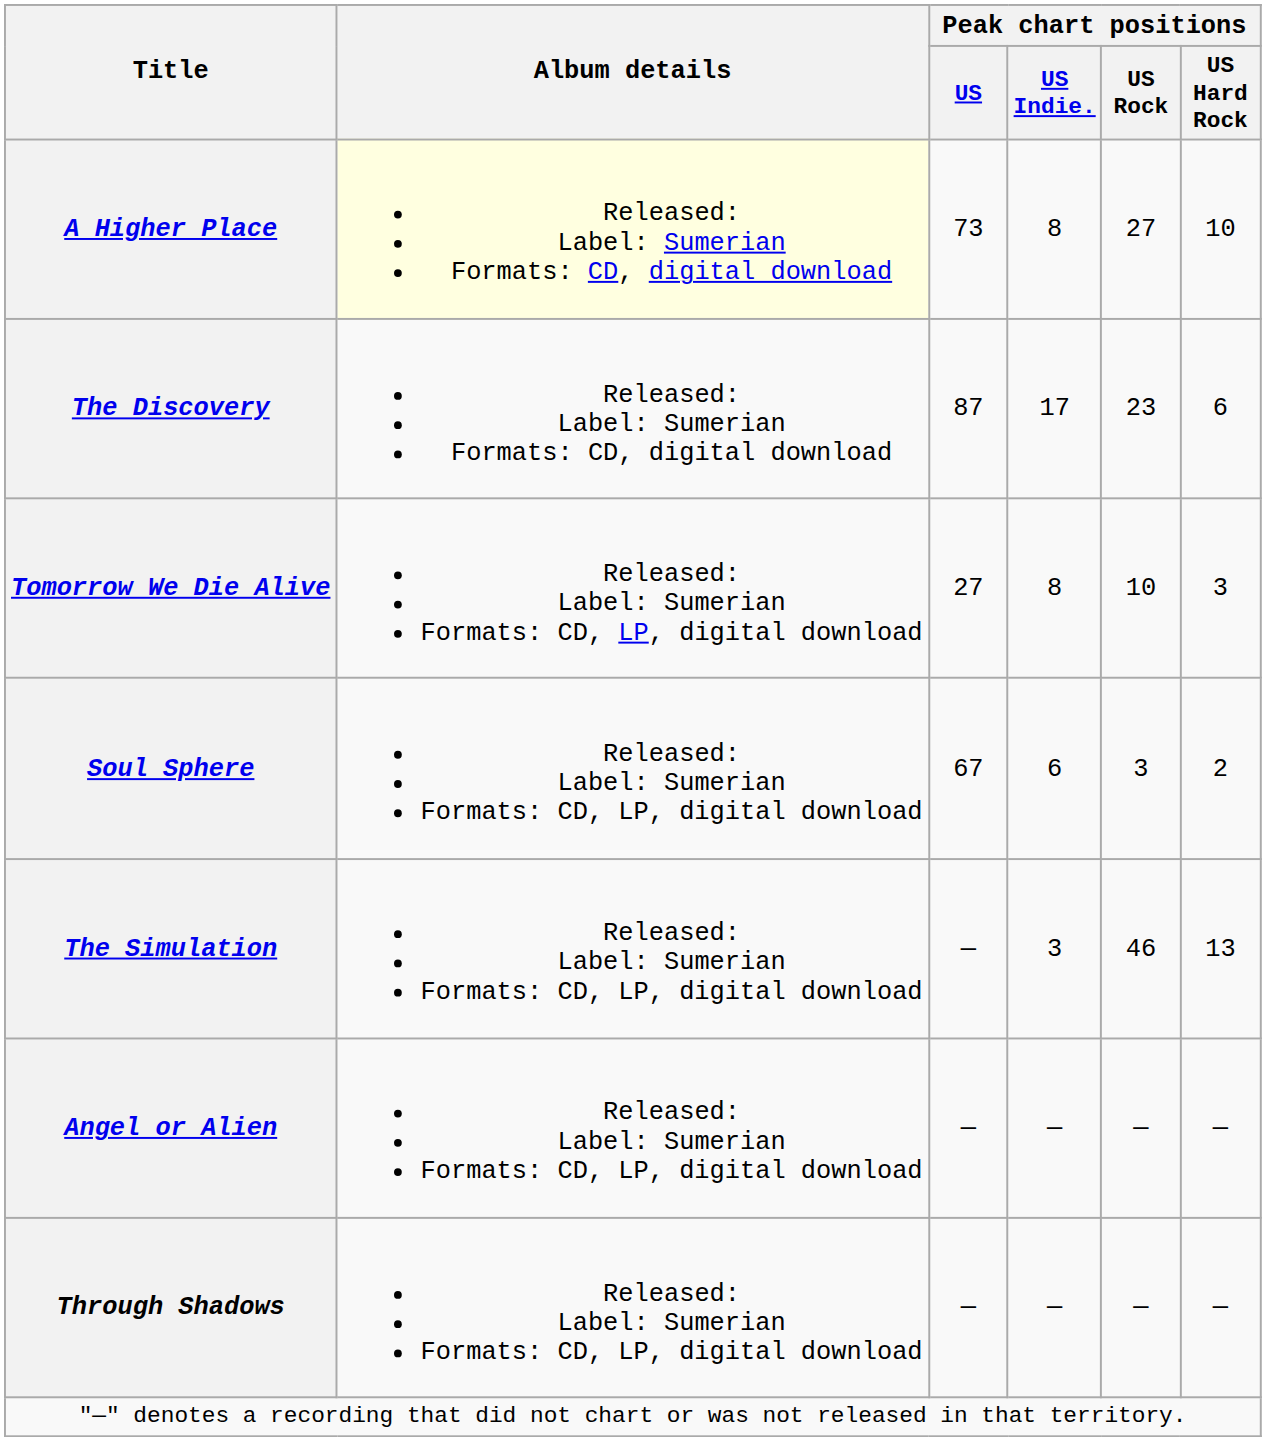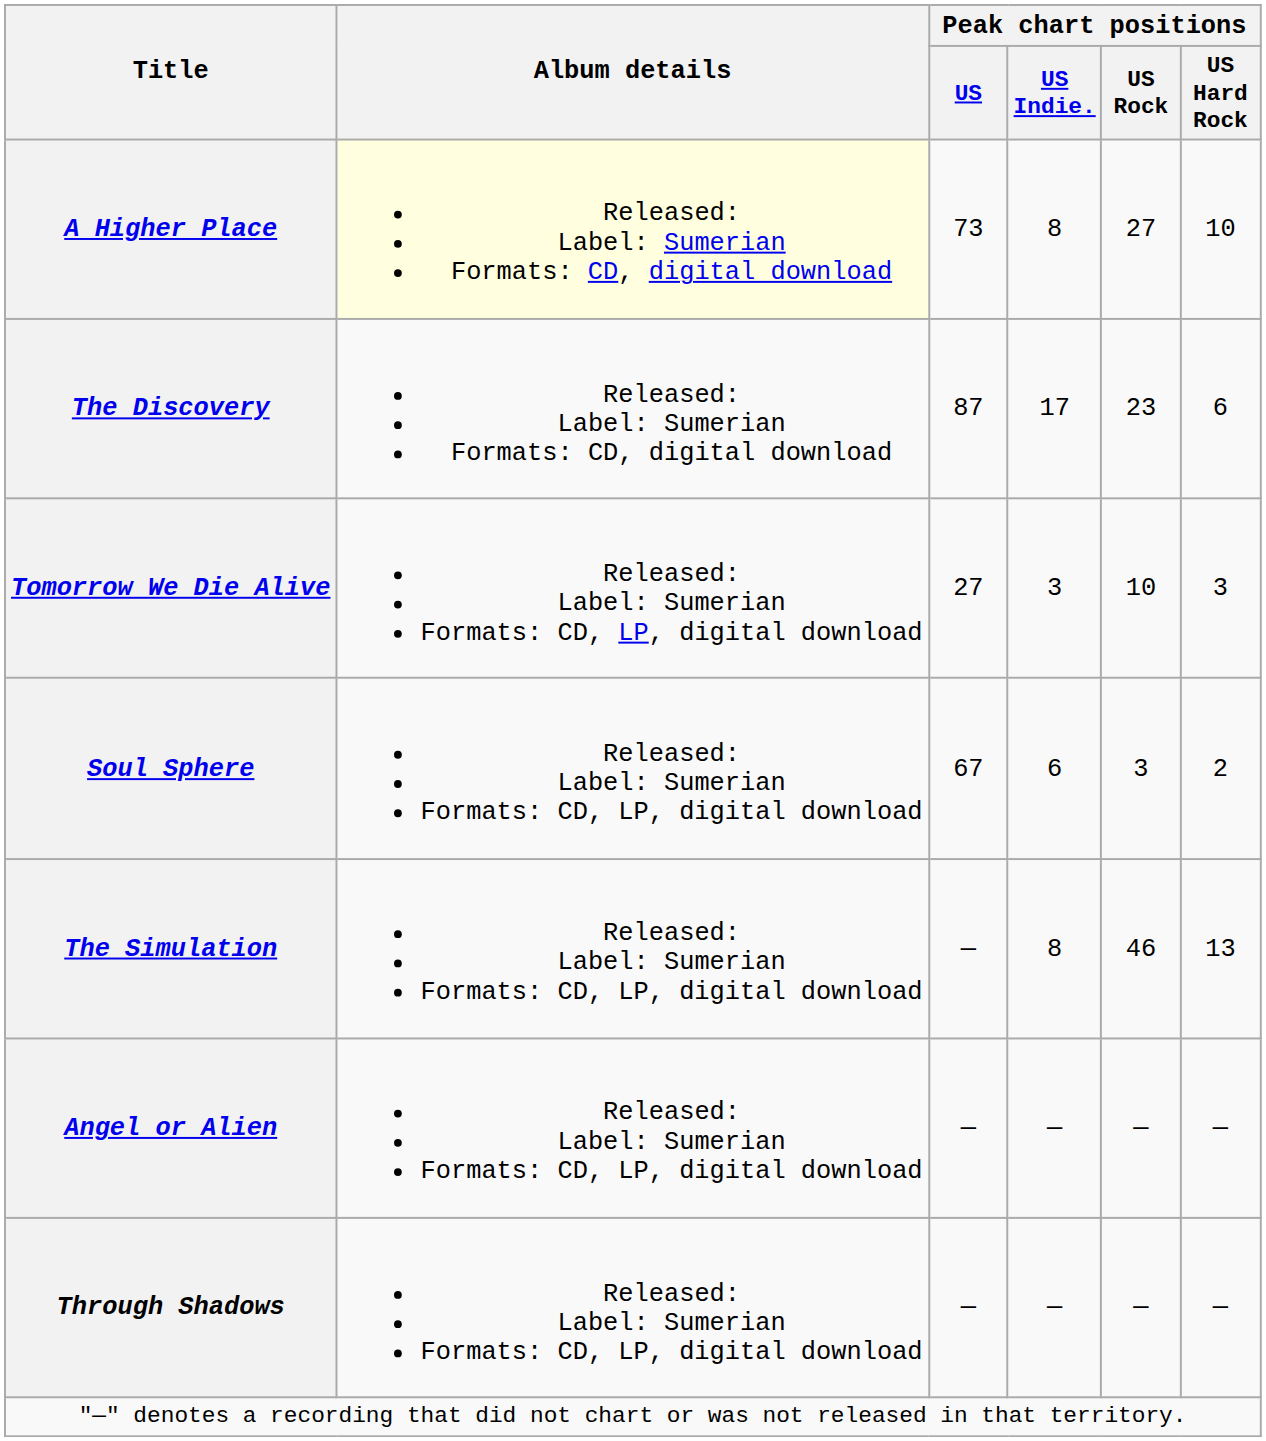(1055, 589) 8 -> (1055, 589) 3
(1055, 948) 3 -> (1055, 948) 8
